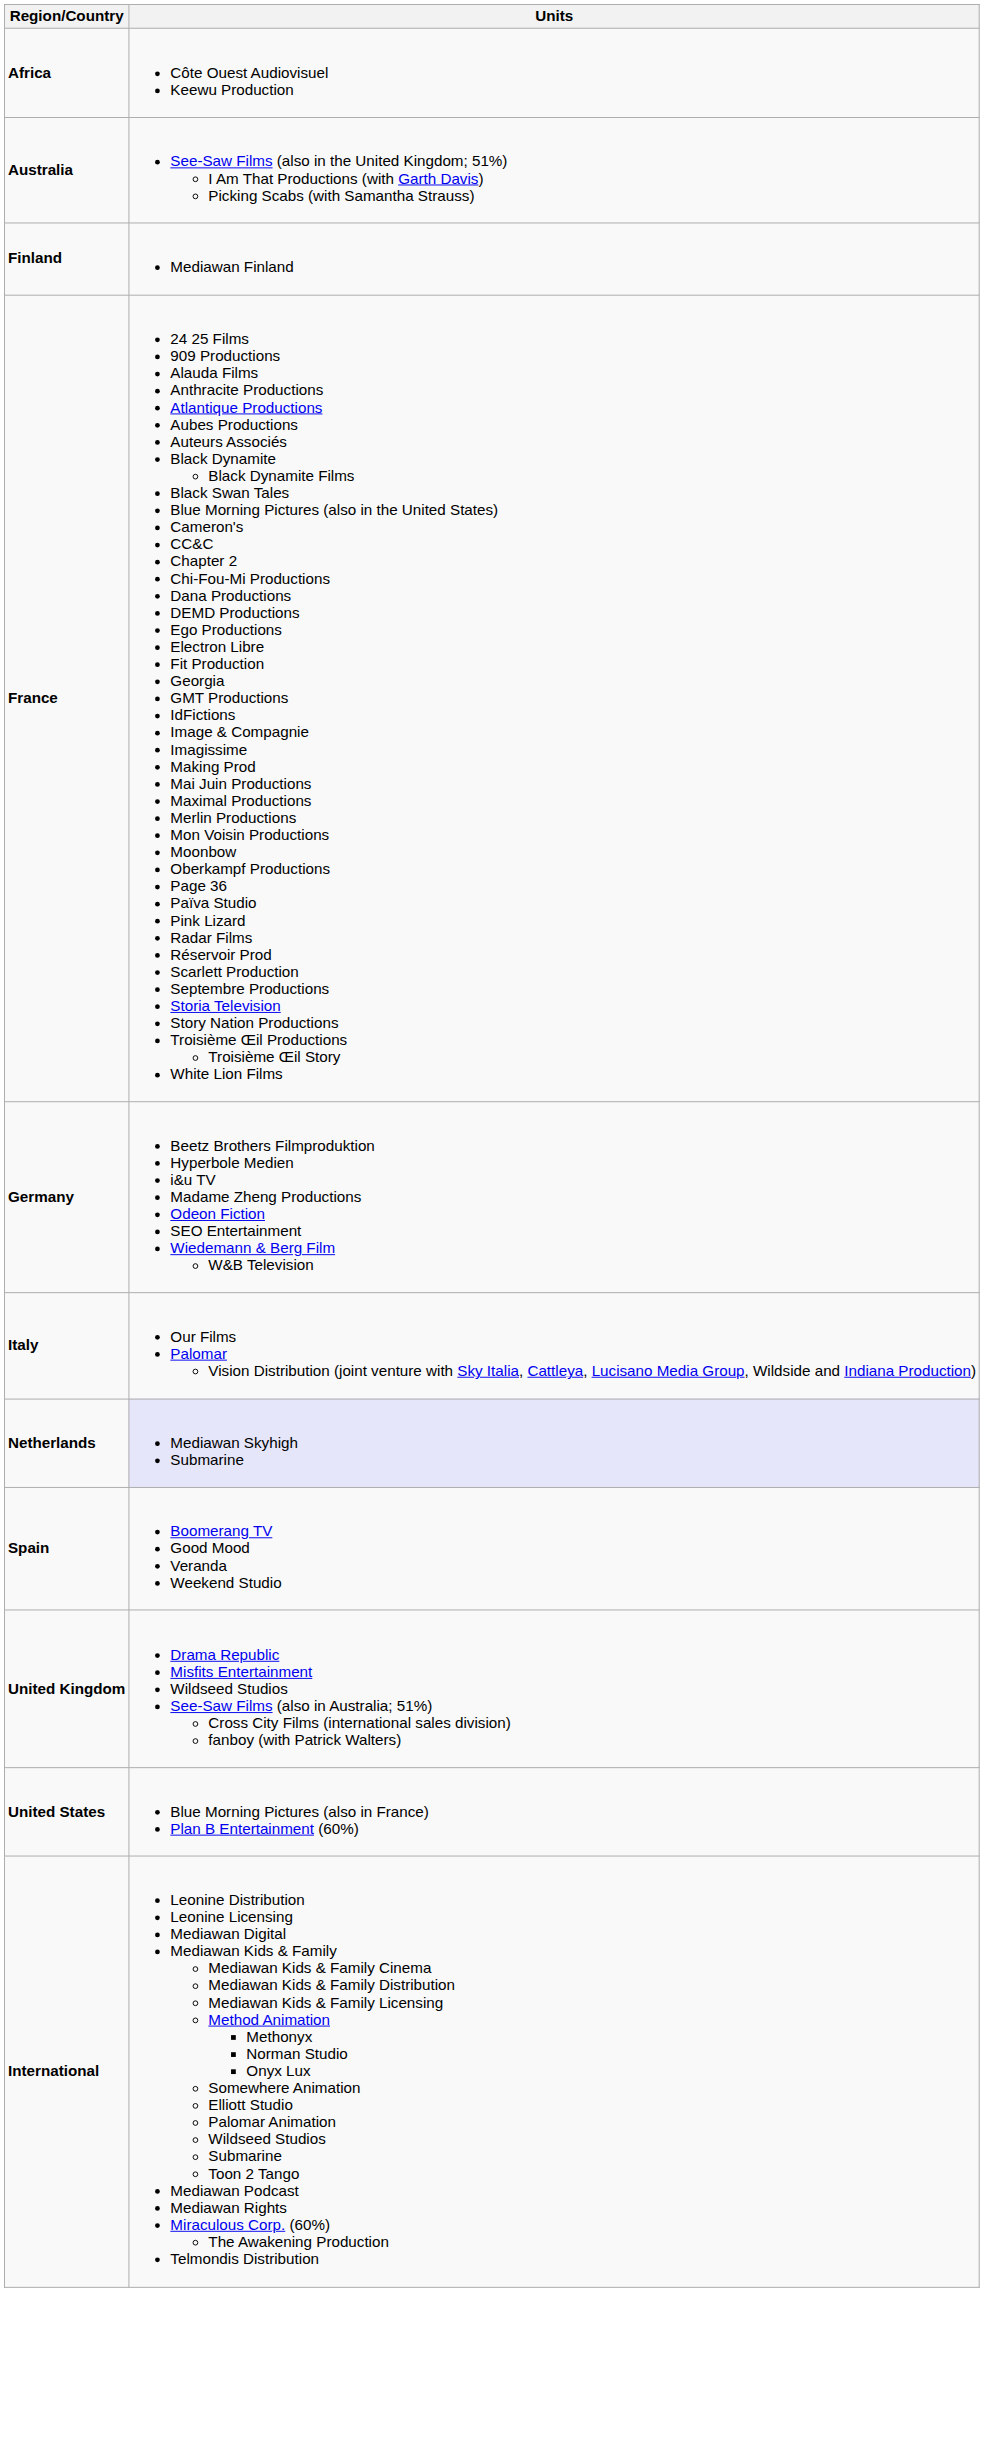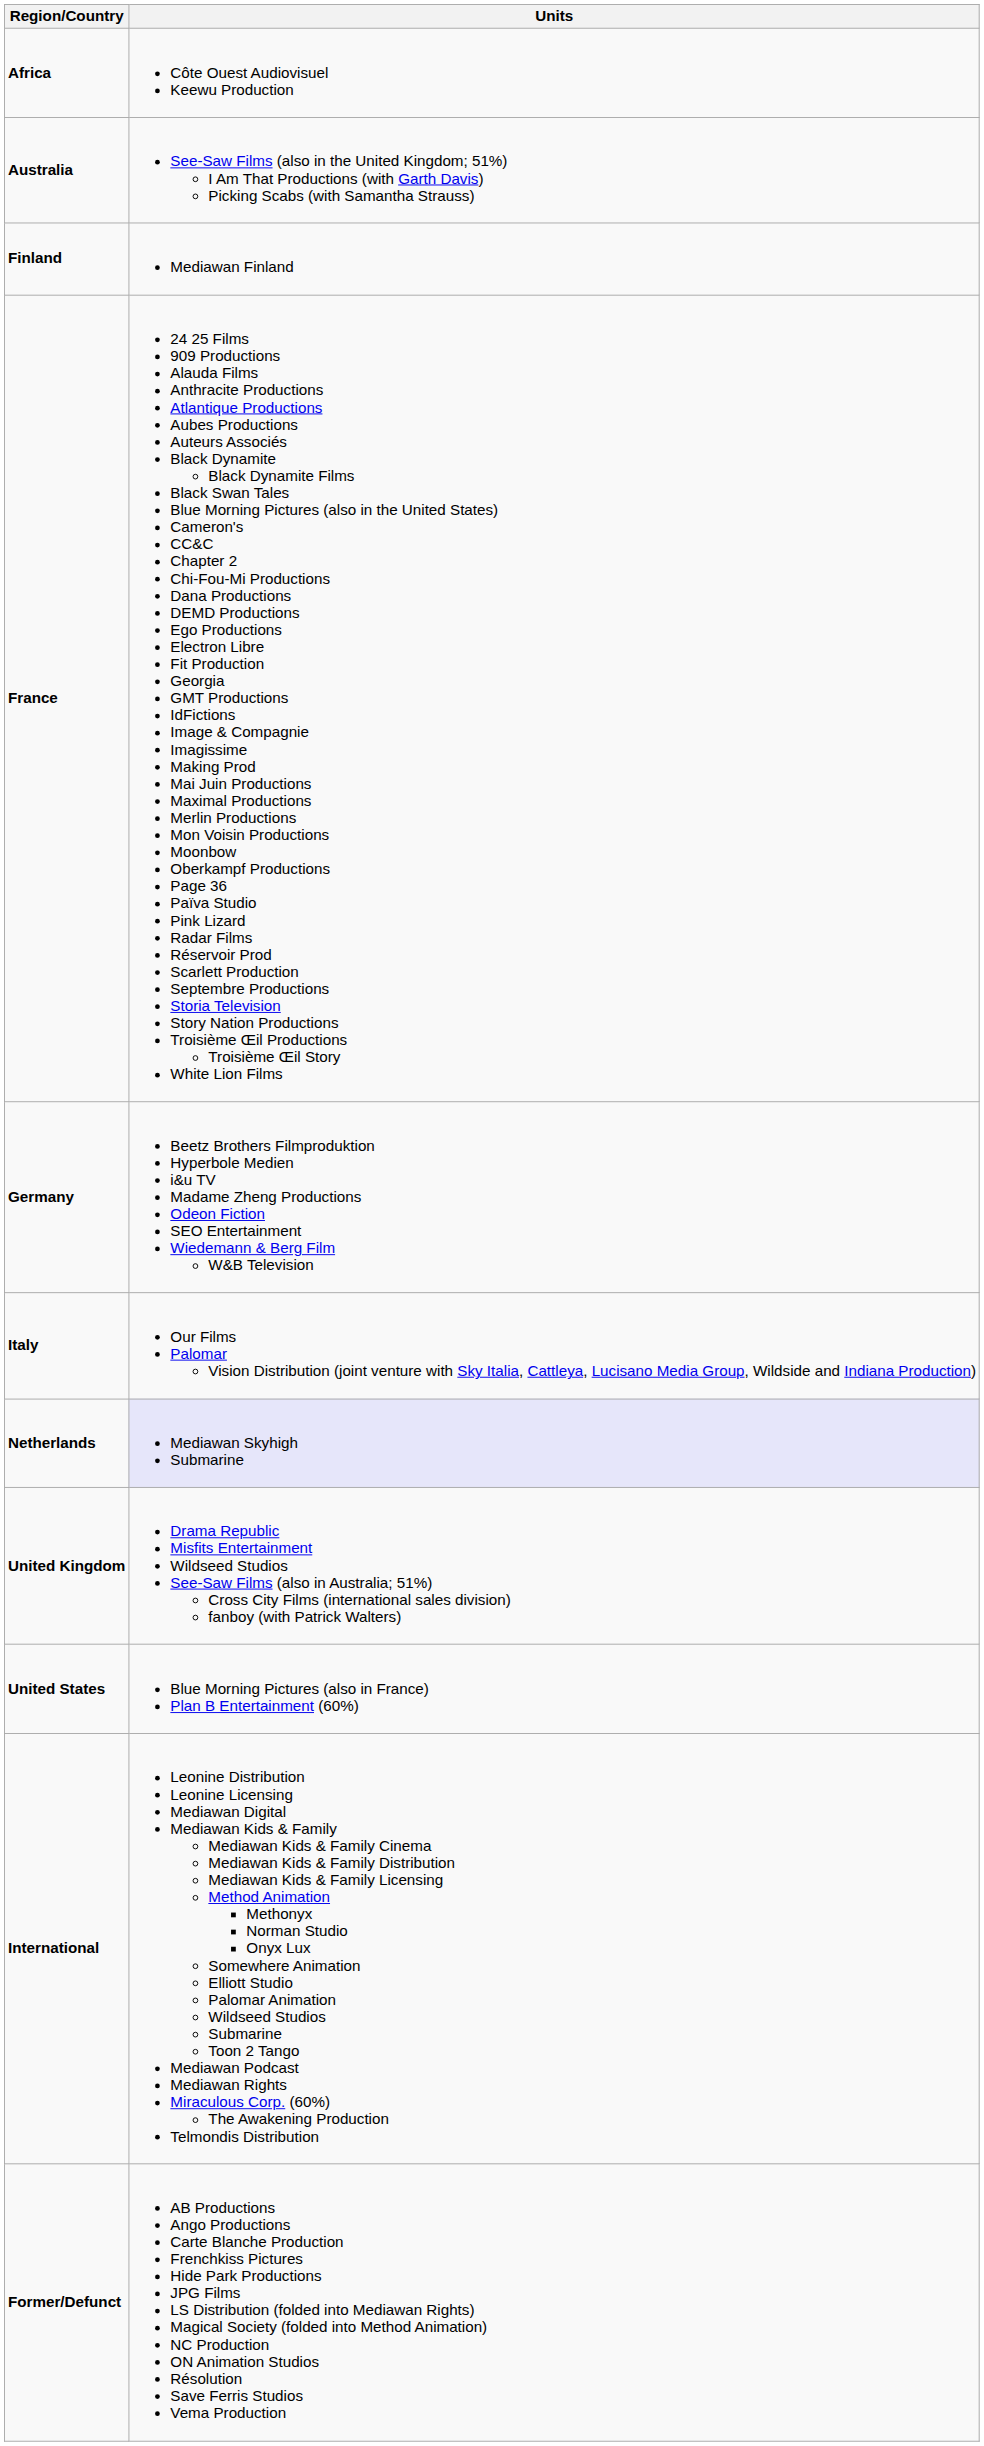- row: (29, 1548)
+ row: (65, 2302)
